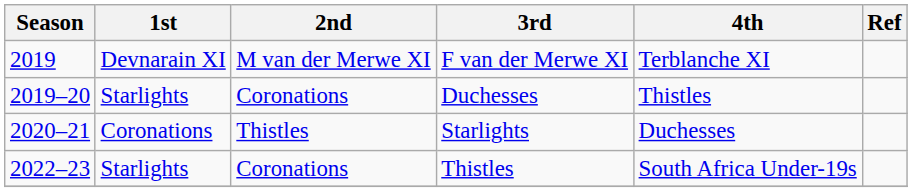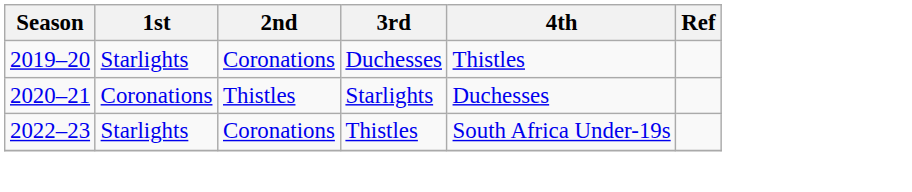- row: (535, 58)
